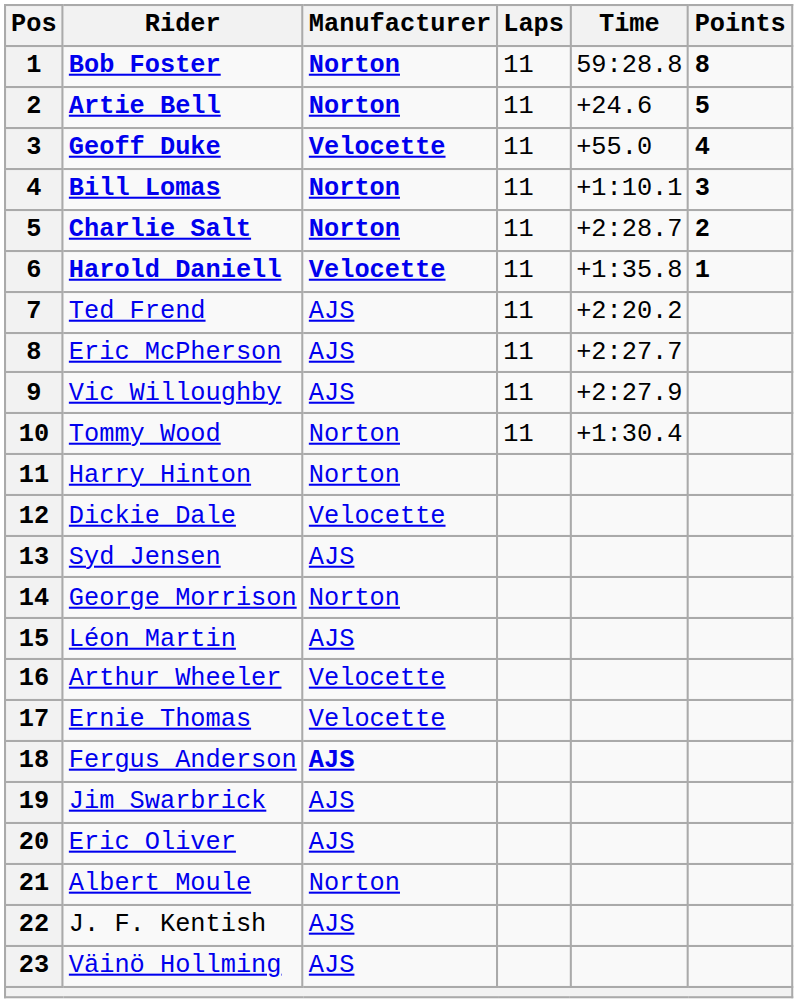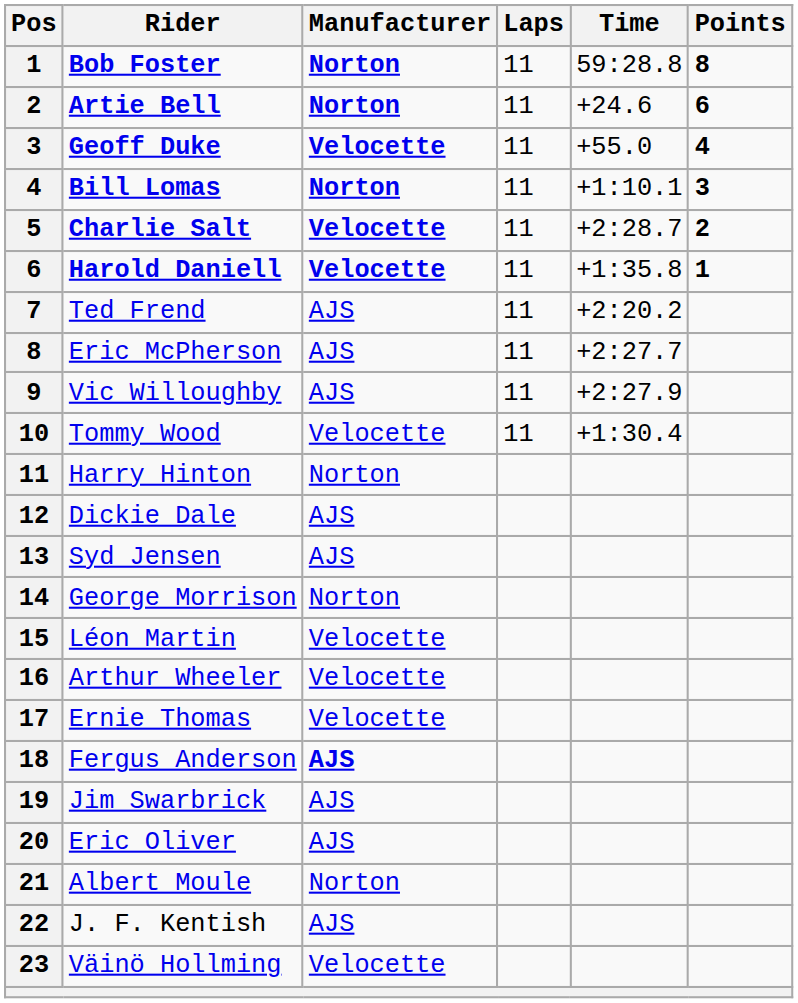(702, 108) 5 -> (702, 108) 6
(354, 230) Norton -> (377, 230) Velocette
(354, 435) Norton -> (377, 435) Velocette
(377, 516) Velocette -> (332, 516) AJS
(332, 639) AJS -> (377, 639) Velocette
(332, 966) AJS -> (377, 966) Velocette
